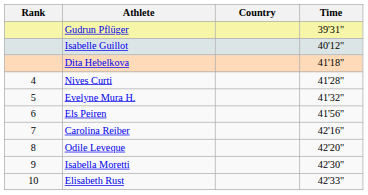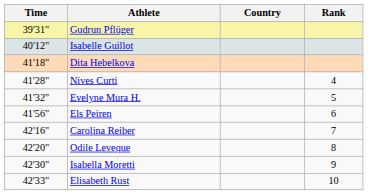columns swapped: (33, 13) <-> (331, 13)
